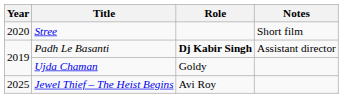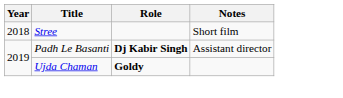(18, 31) 2020 -> (18, 31) 2018
(193, 66) normal -> (129, 66) bold
- row: (104, 84)
